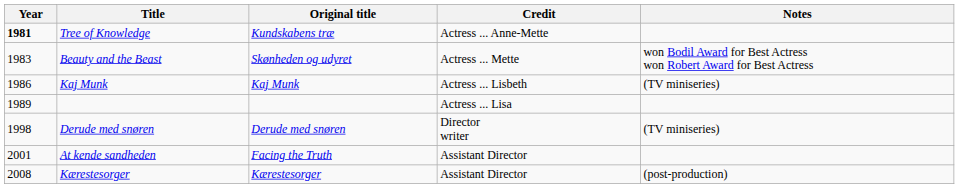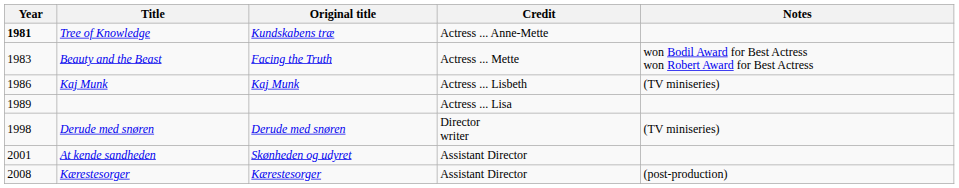(301, 58) Skønheden og udyret -> (292, 58) Facing the Truth
(292, 155) Facing the Truth -> (301, 155) Skønheden og udyret
